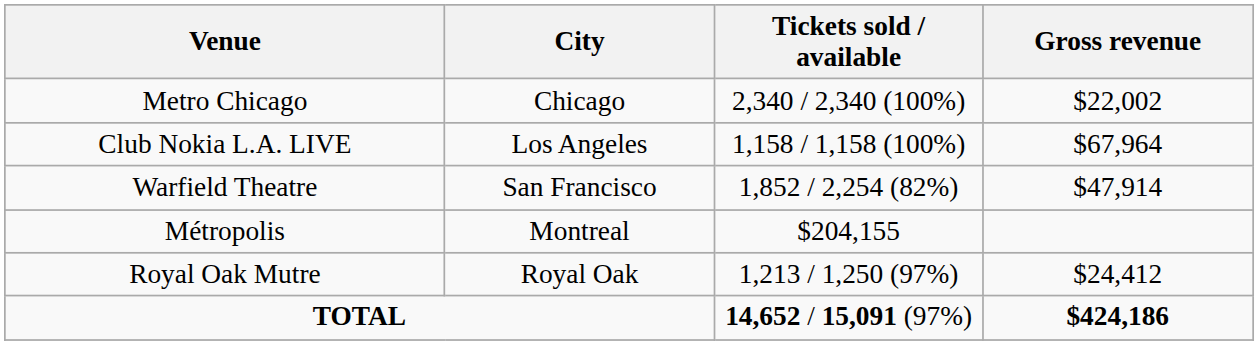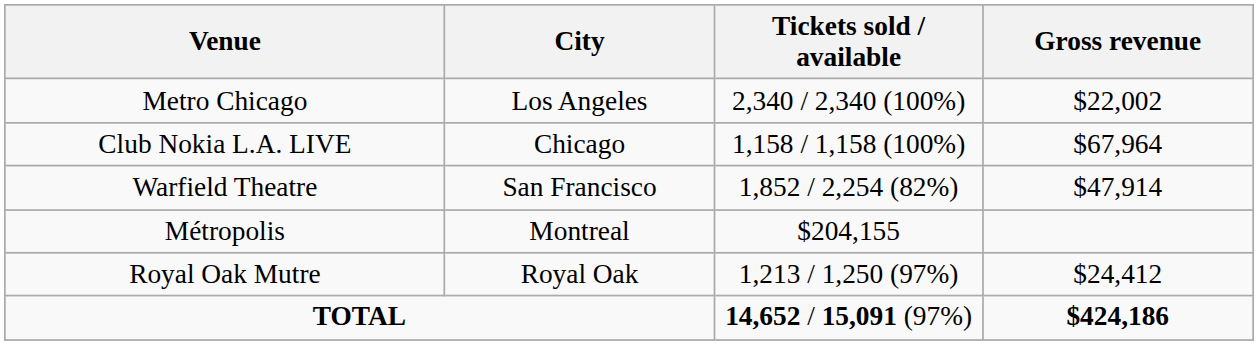(580, 100) Chicago -> (580, 100) Los Angeles
(580, 143) Los Angeles -> (580, 143) Chicago
